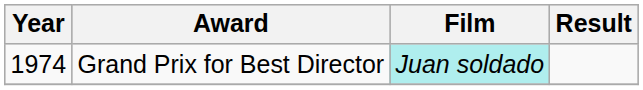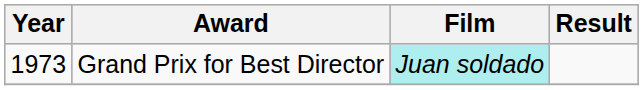(38, 63) 1974 -> (38, 63) 1973
